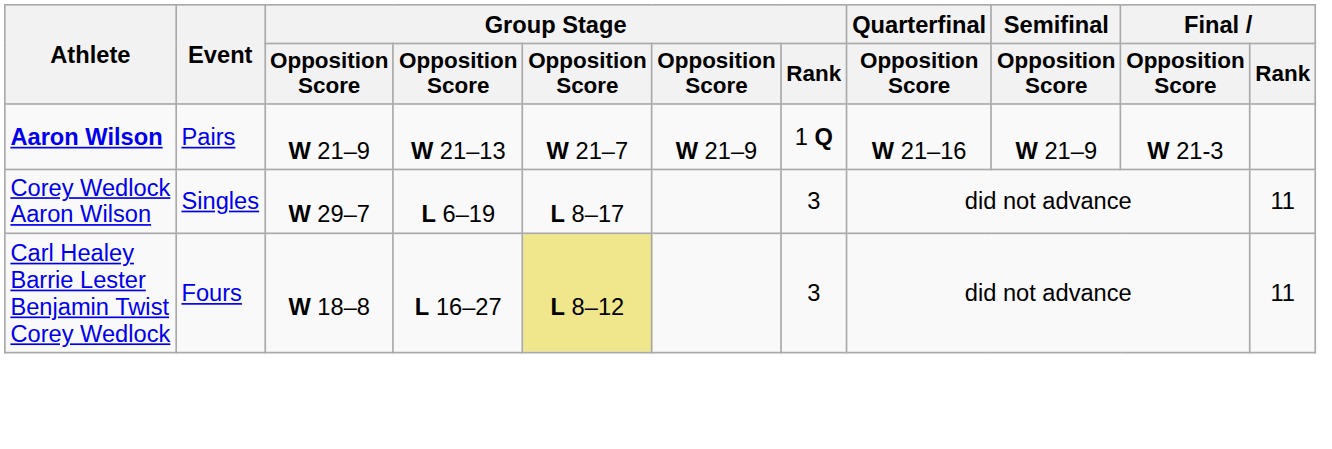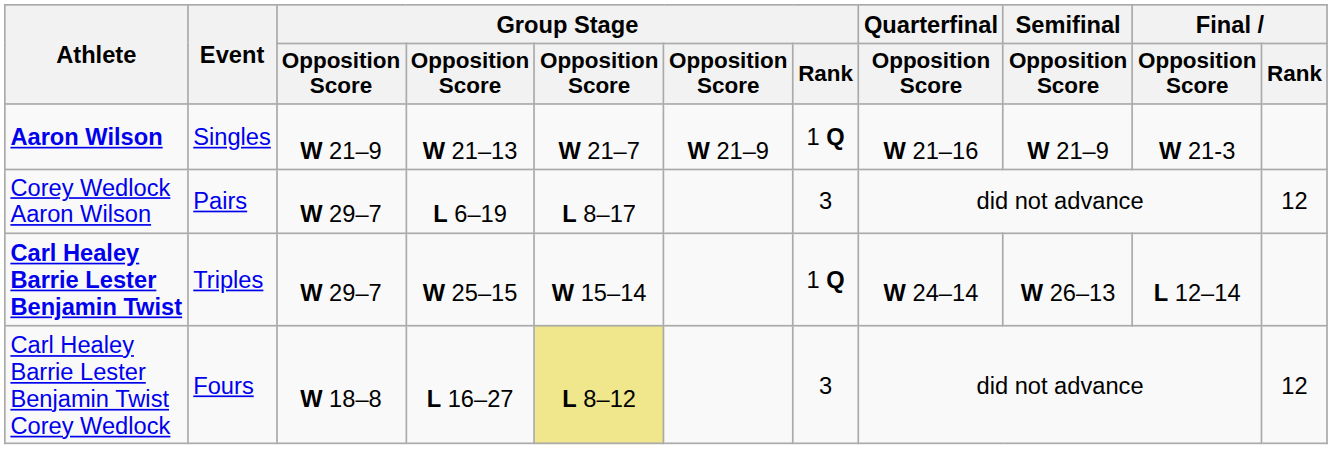(208, 136) Pairs -> (232, 136) Singles
(220, 201) Singles -> (220, 201) Pairs
(1283, 201) 11 -> (1295, 201) 12
+ row: (96, 280)
(1283, 293) 11 -> (1295, 385) 12
